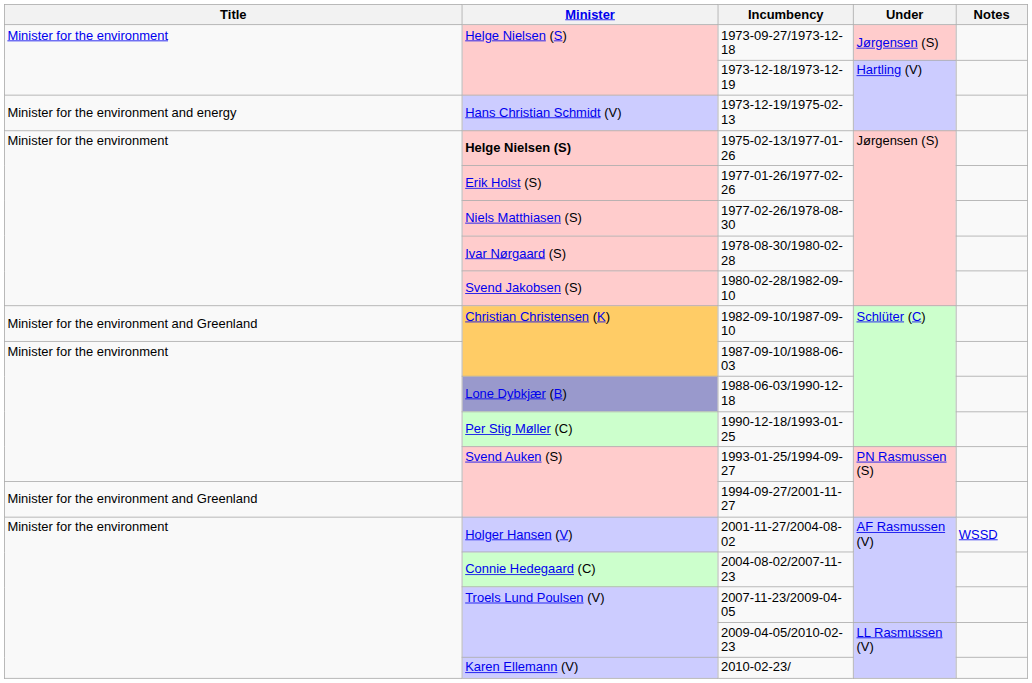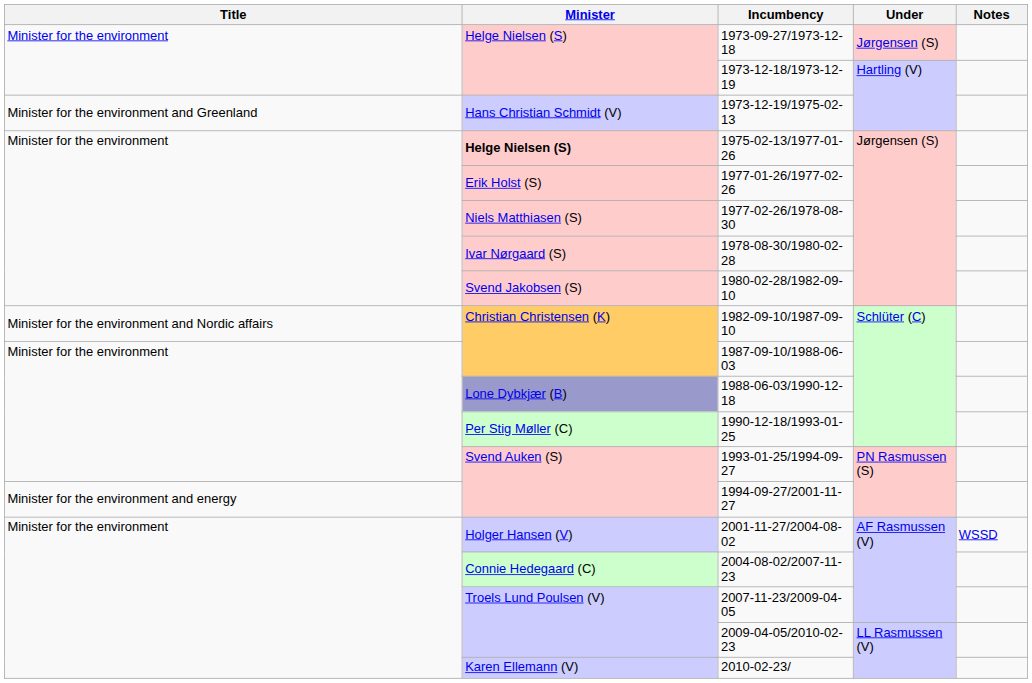(122, 112) Minister for the environment and energy -> (132, 112) Minister for the environment and Greenland
(132, 323) Minister for the environment and Greenland -> (140, 323) Minister for the environment and Nordic affairs
(132, 499) Minister for the environment and Greenland -> (122, 499) Minister for the environment and energy
